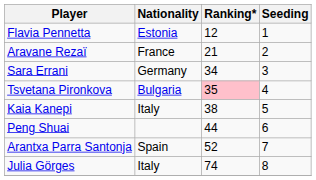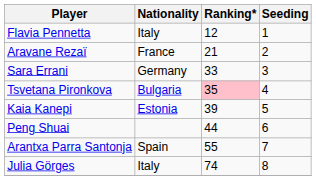(157, 33) Estonia -> (148, 33) Italy
(211, 71) 34 -> (211, 71) 33
(148, 109) Italy -> (157, 109) Estonia
(211, 109) 38 -> (211, 109) 39
(211, 147) 52 -> (211, 147) 55
